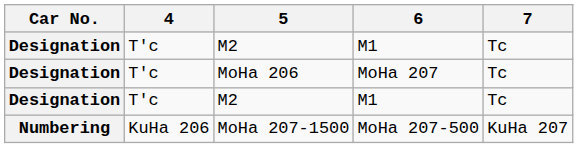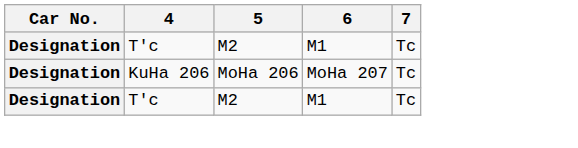(144, 74) T'c -> (169, 74) KuHa 206
- row: (283, 129)
